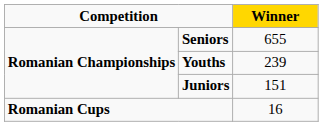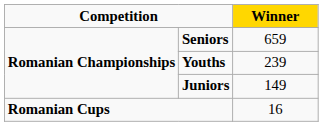(275, 39) 655 -> (275, 39) 659
(275, 86) 151 -> (275, 86) 149
